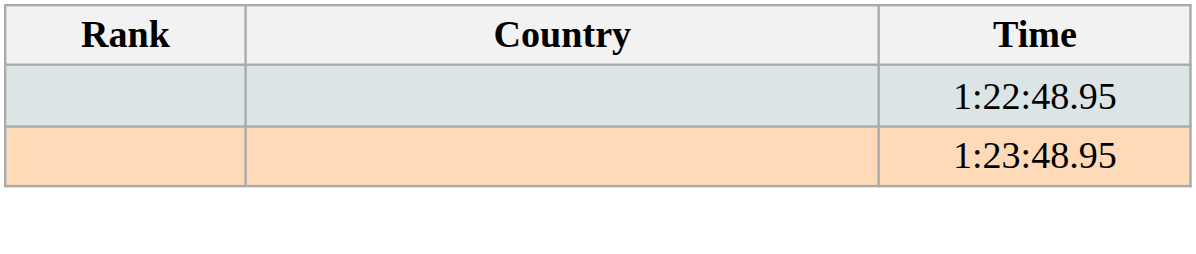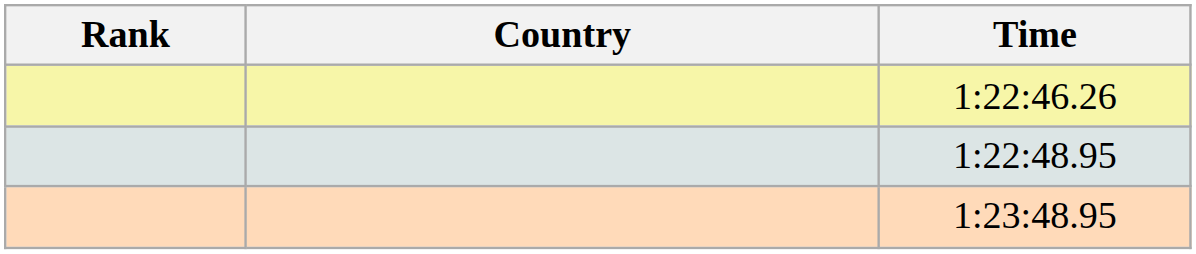+ row: (1035, 95)
